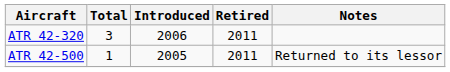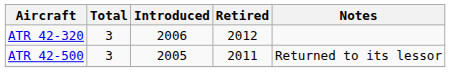(242, 35) 2011 -> (242, 35) 2012
(109, 56) 1 -> (109, 56) 3
